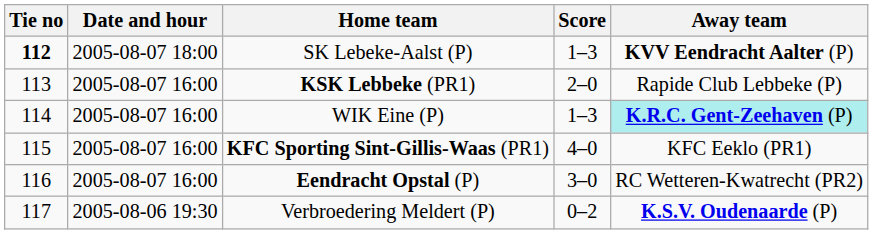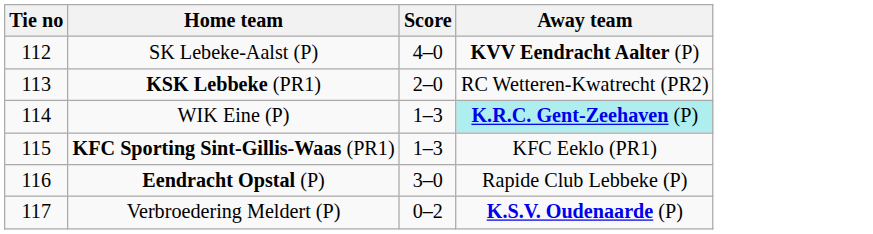- column: (145, 20)
(36, 52) bold -> (36, 52) normal
(582, 52) 1–3 -> (428, 52) 4–0
(739, 84) Rapide Club Lebbeke (P) -> (585, 84) RC Wetteren-Kwatrecht (PR2)
(582, 148) 4–0 -> (428, 148) 1–3
(739, 180) RC Wetteren-Kwatrecht (PR2) -> (585, 180) Rapide Club Lebbeke (P)
